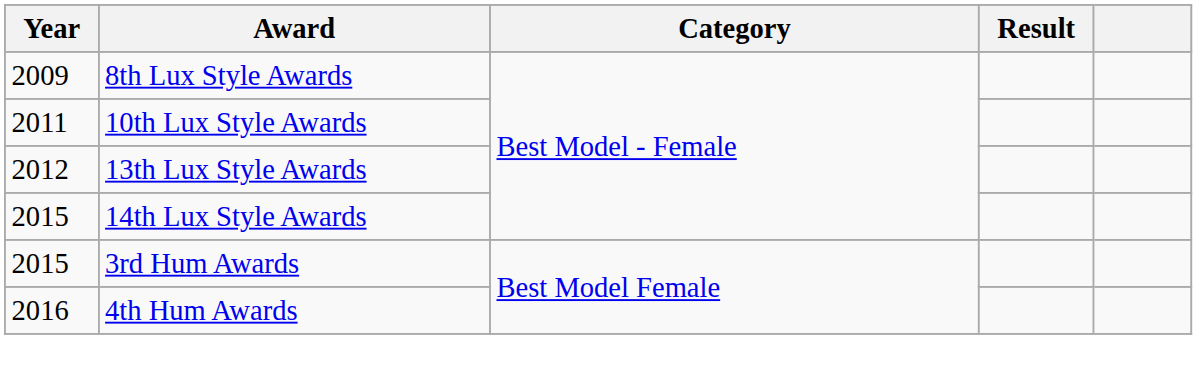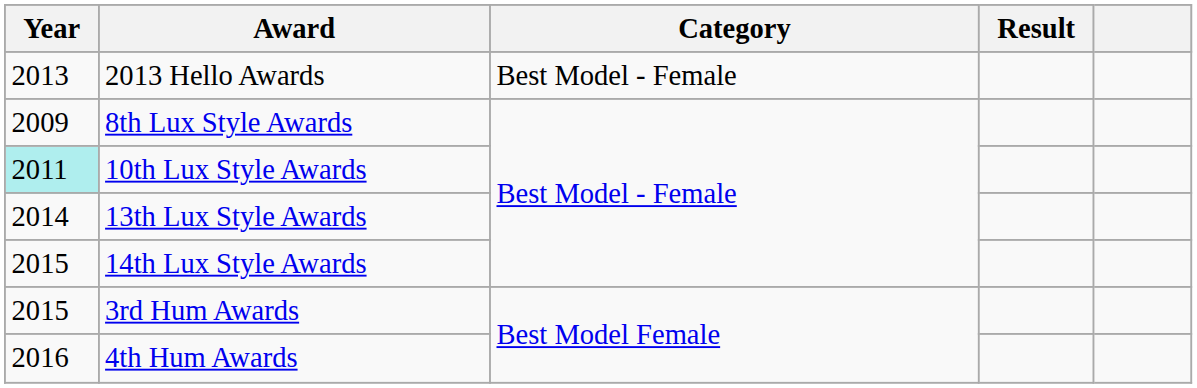+ row: (215, 75)
(40, 122) no background -> (40, 169) paleturquoise background
(40, 169) 2012 -> (40, 216) 2014
